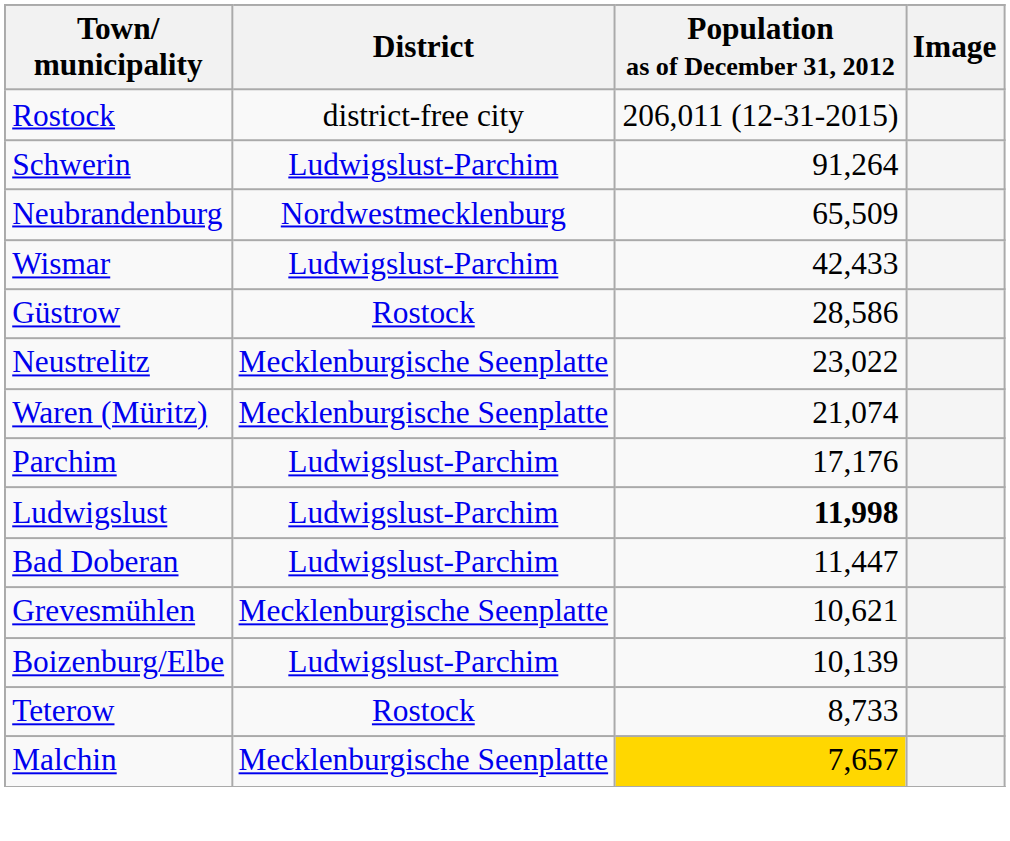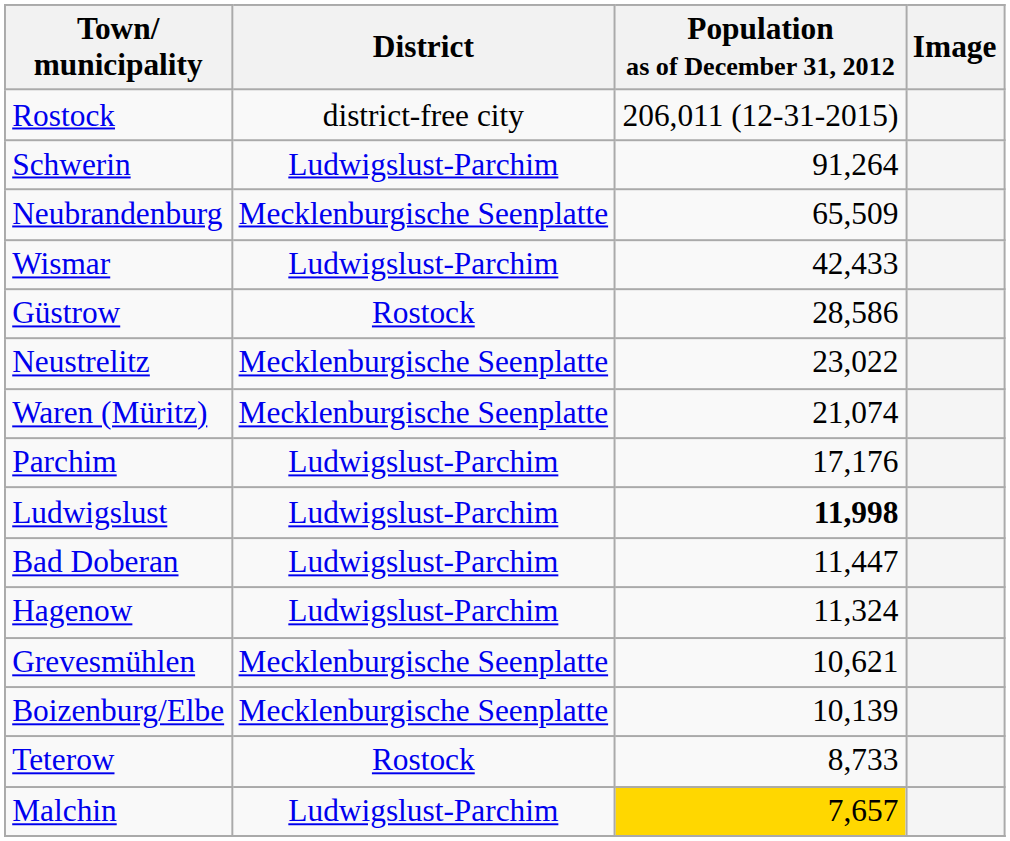(423, 213) Nordwestmecklenburg -> (423, 213) Mecklenburgische Seenplatte
+ row: (72, 611)
(423, 661) Ludwigslust-Parchim -> (423, 711) Mecklenburgische Seenplatte
(423, 760) Mecklenburgische Seenplatte -> (423, 810) Ludwigslust-Parchim
